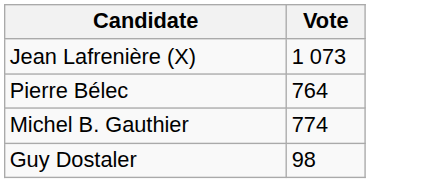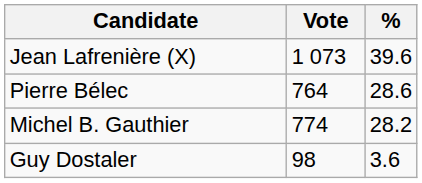+ column: (391, 21)
